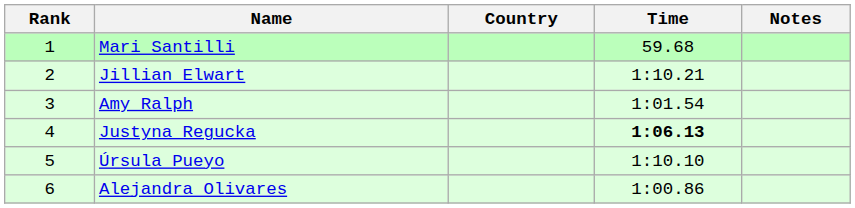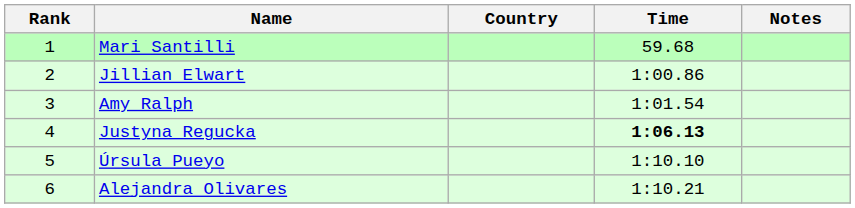(668, 76) 1:10.21 -> (668, 76) 1:00.86
(668, 189) 1:00.86 -> (668, 189) 1:10.21
